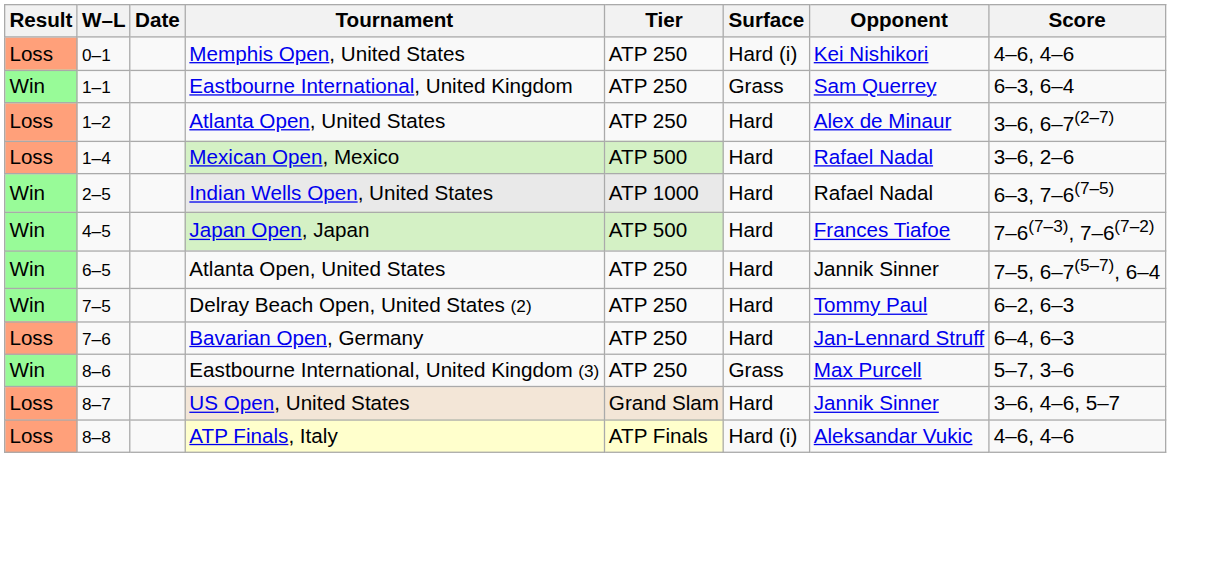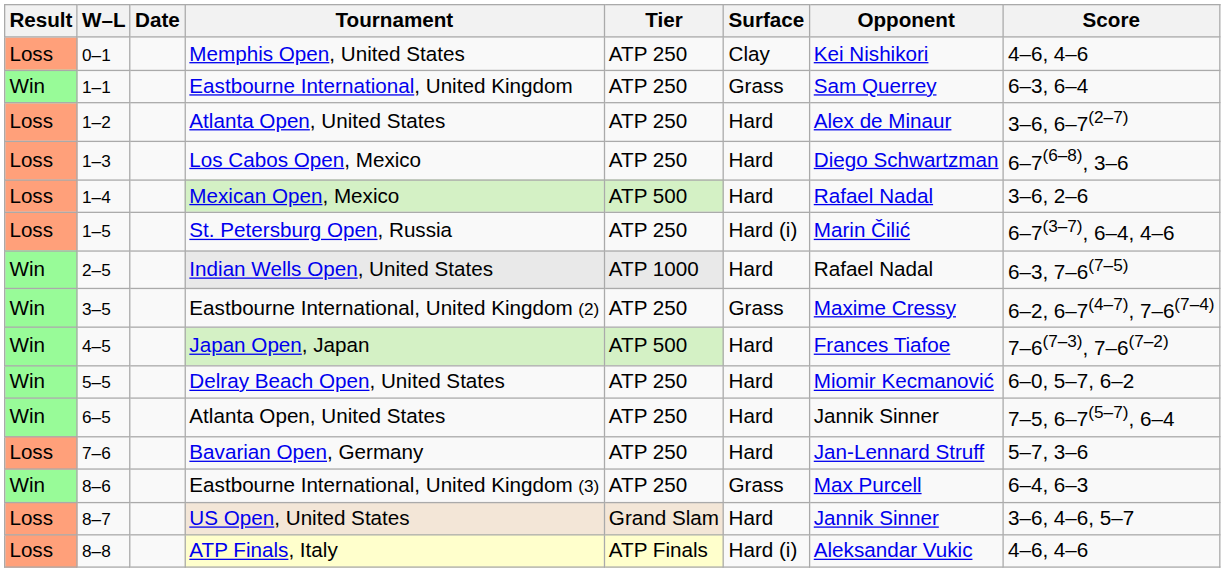(763, 53) Hard (i) -> (749, 53) Clay
+ row: (96, 161)
+ row: (96, 232)
+ row: (96, 309)
+ row: (96, 382)
- row: (96, 306)
(1034, 337) 6–4, 6–3 -> (1048, 452) 5–7, 3–6
(1034, 370) 5–7, 3–6 -> (1048, 485) 6–4, 6–3
